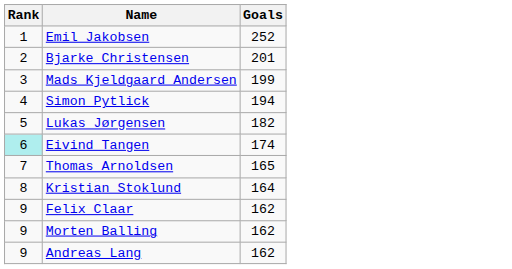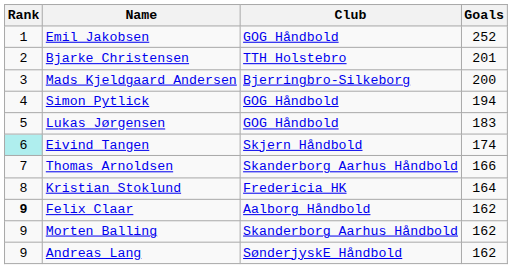+ column: (351, 15)
(263, 80) 199 -> (484, 80) 200
(263, 123) 182 -> (484, 123) 183
(263, 167) 165 -> (484, 167) 166
(24, 210) normal -> (24, 210) bold
